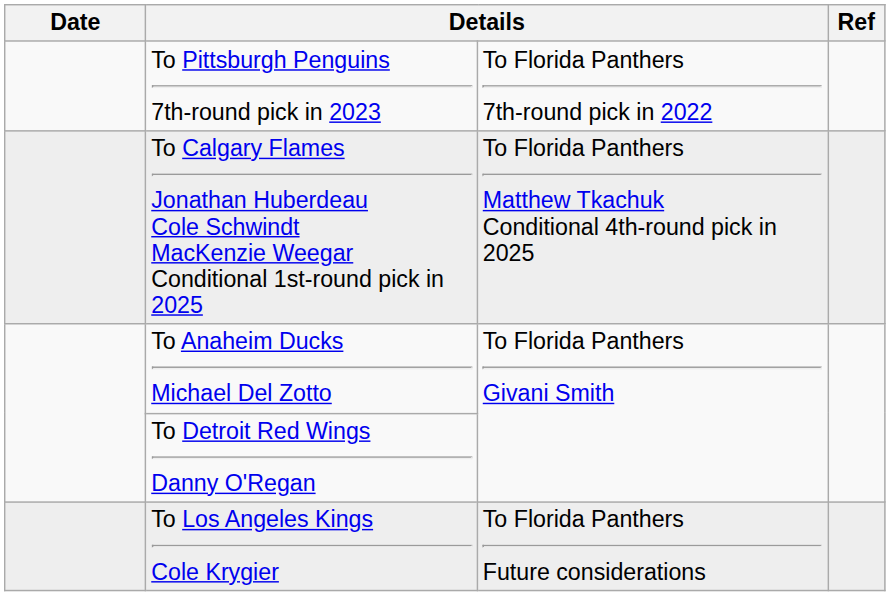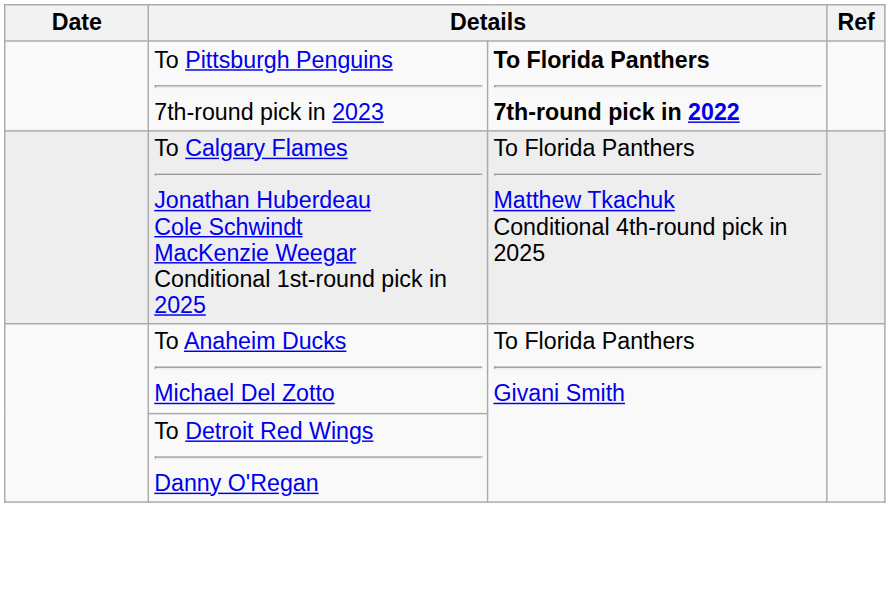(653, 85) normal -> (658, 85) bold
- row: (312, 546)
